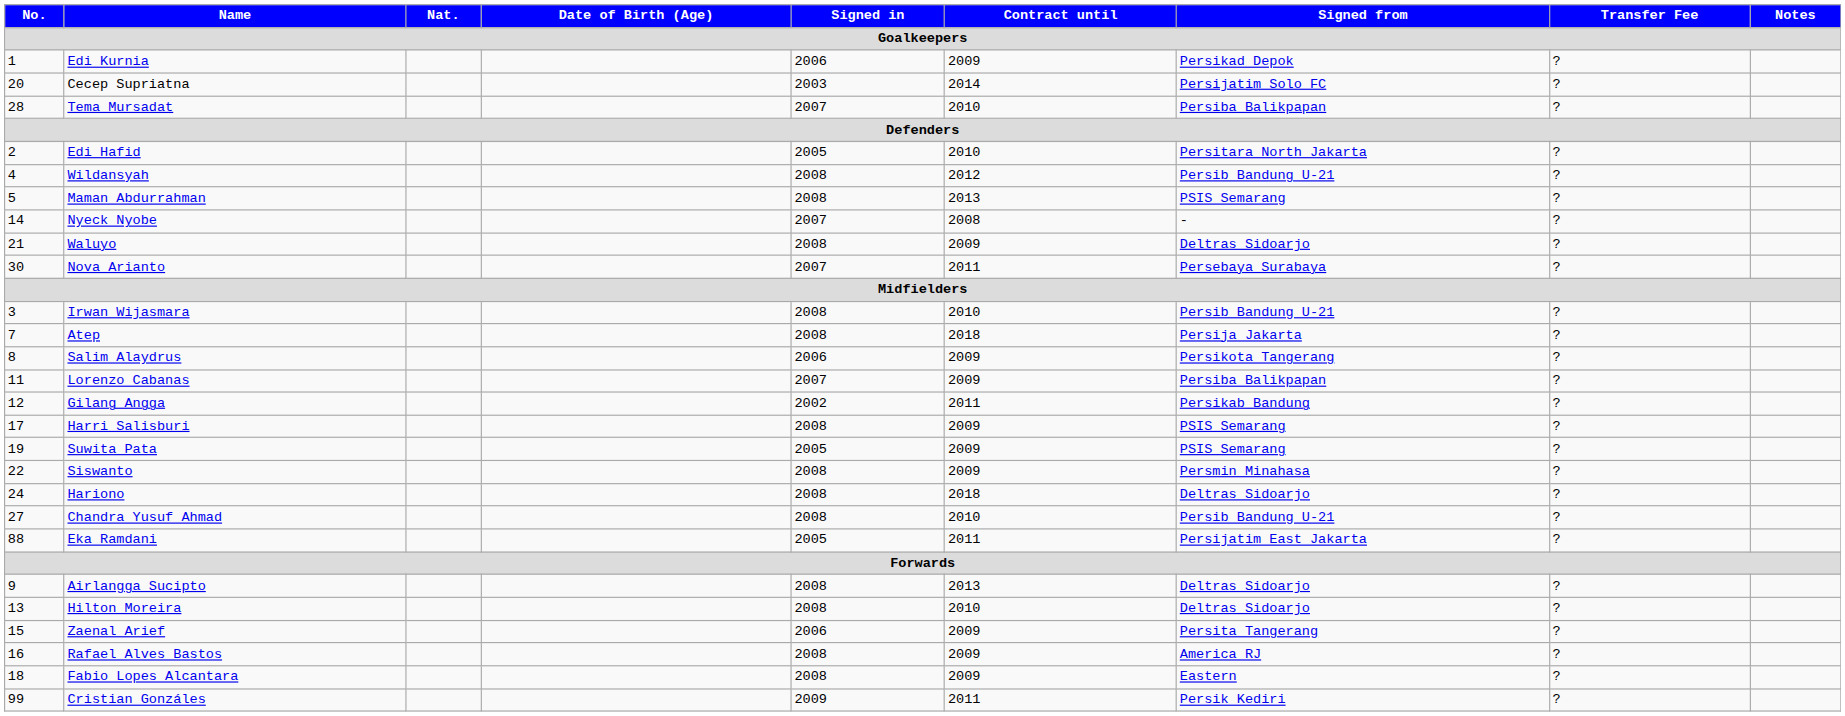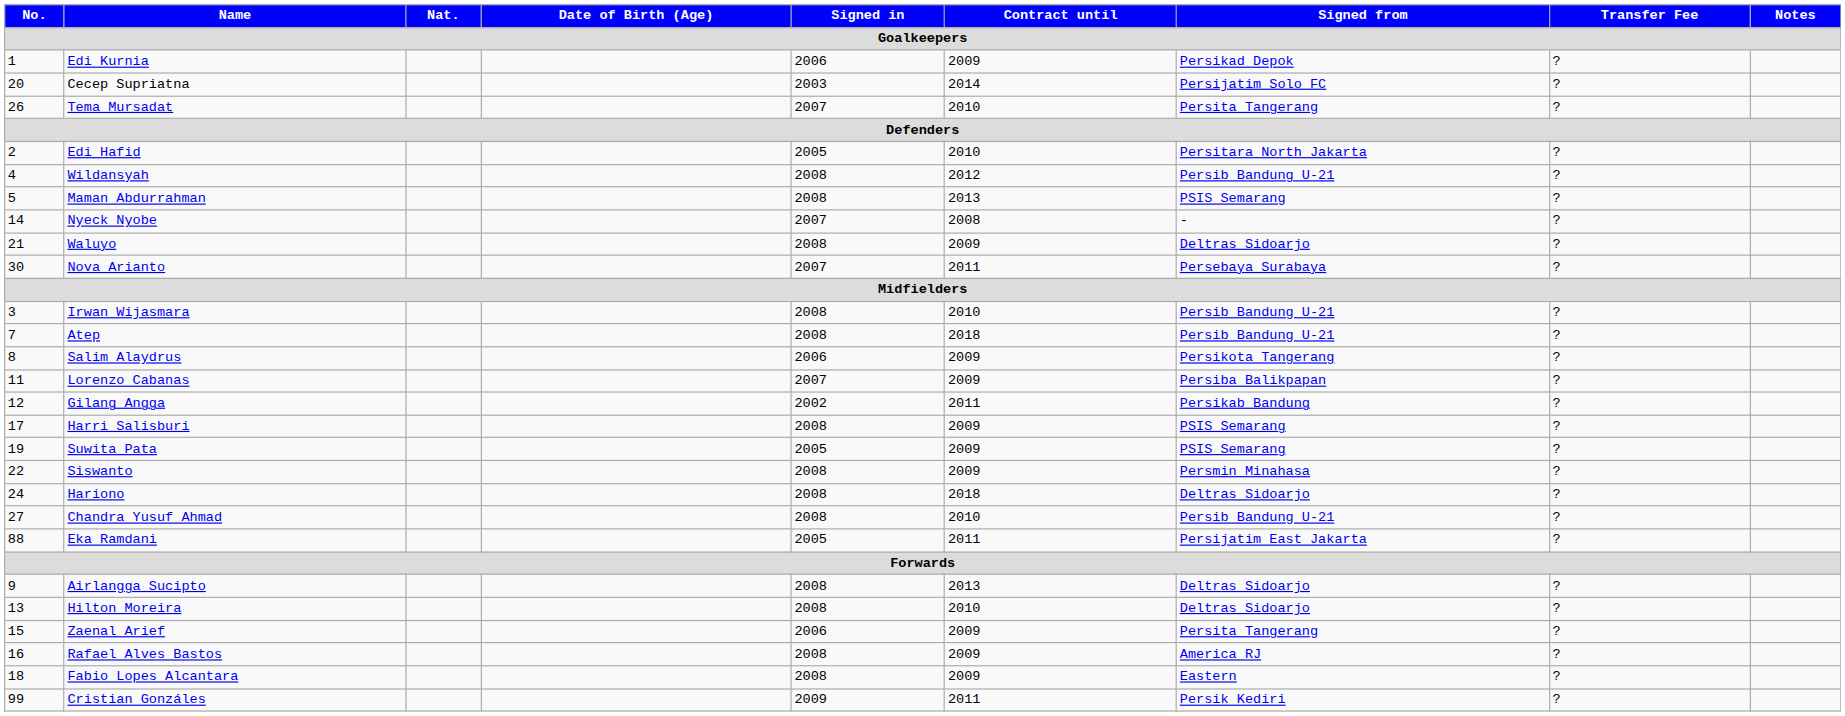(16, 107) 28 -> (16, 107) 26
(1253, 107) Persiba Balikpapan -> (1249, 107) Persita Tangerang
(1241, 335) Persija Jakarta -> (1257, 335) Persib Bandung U-21
